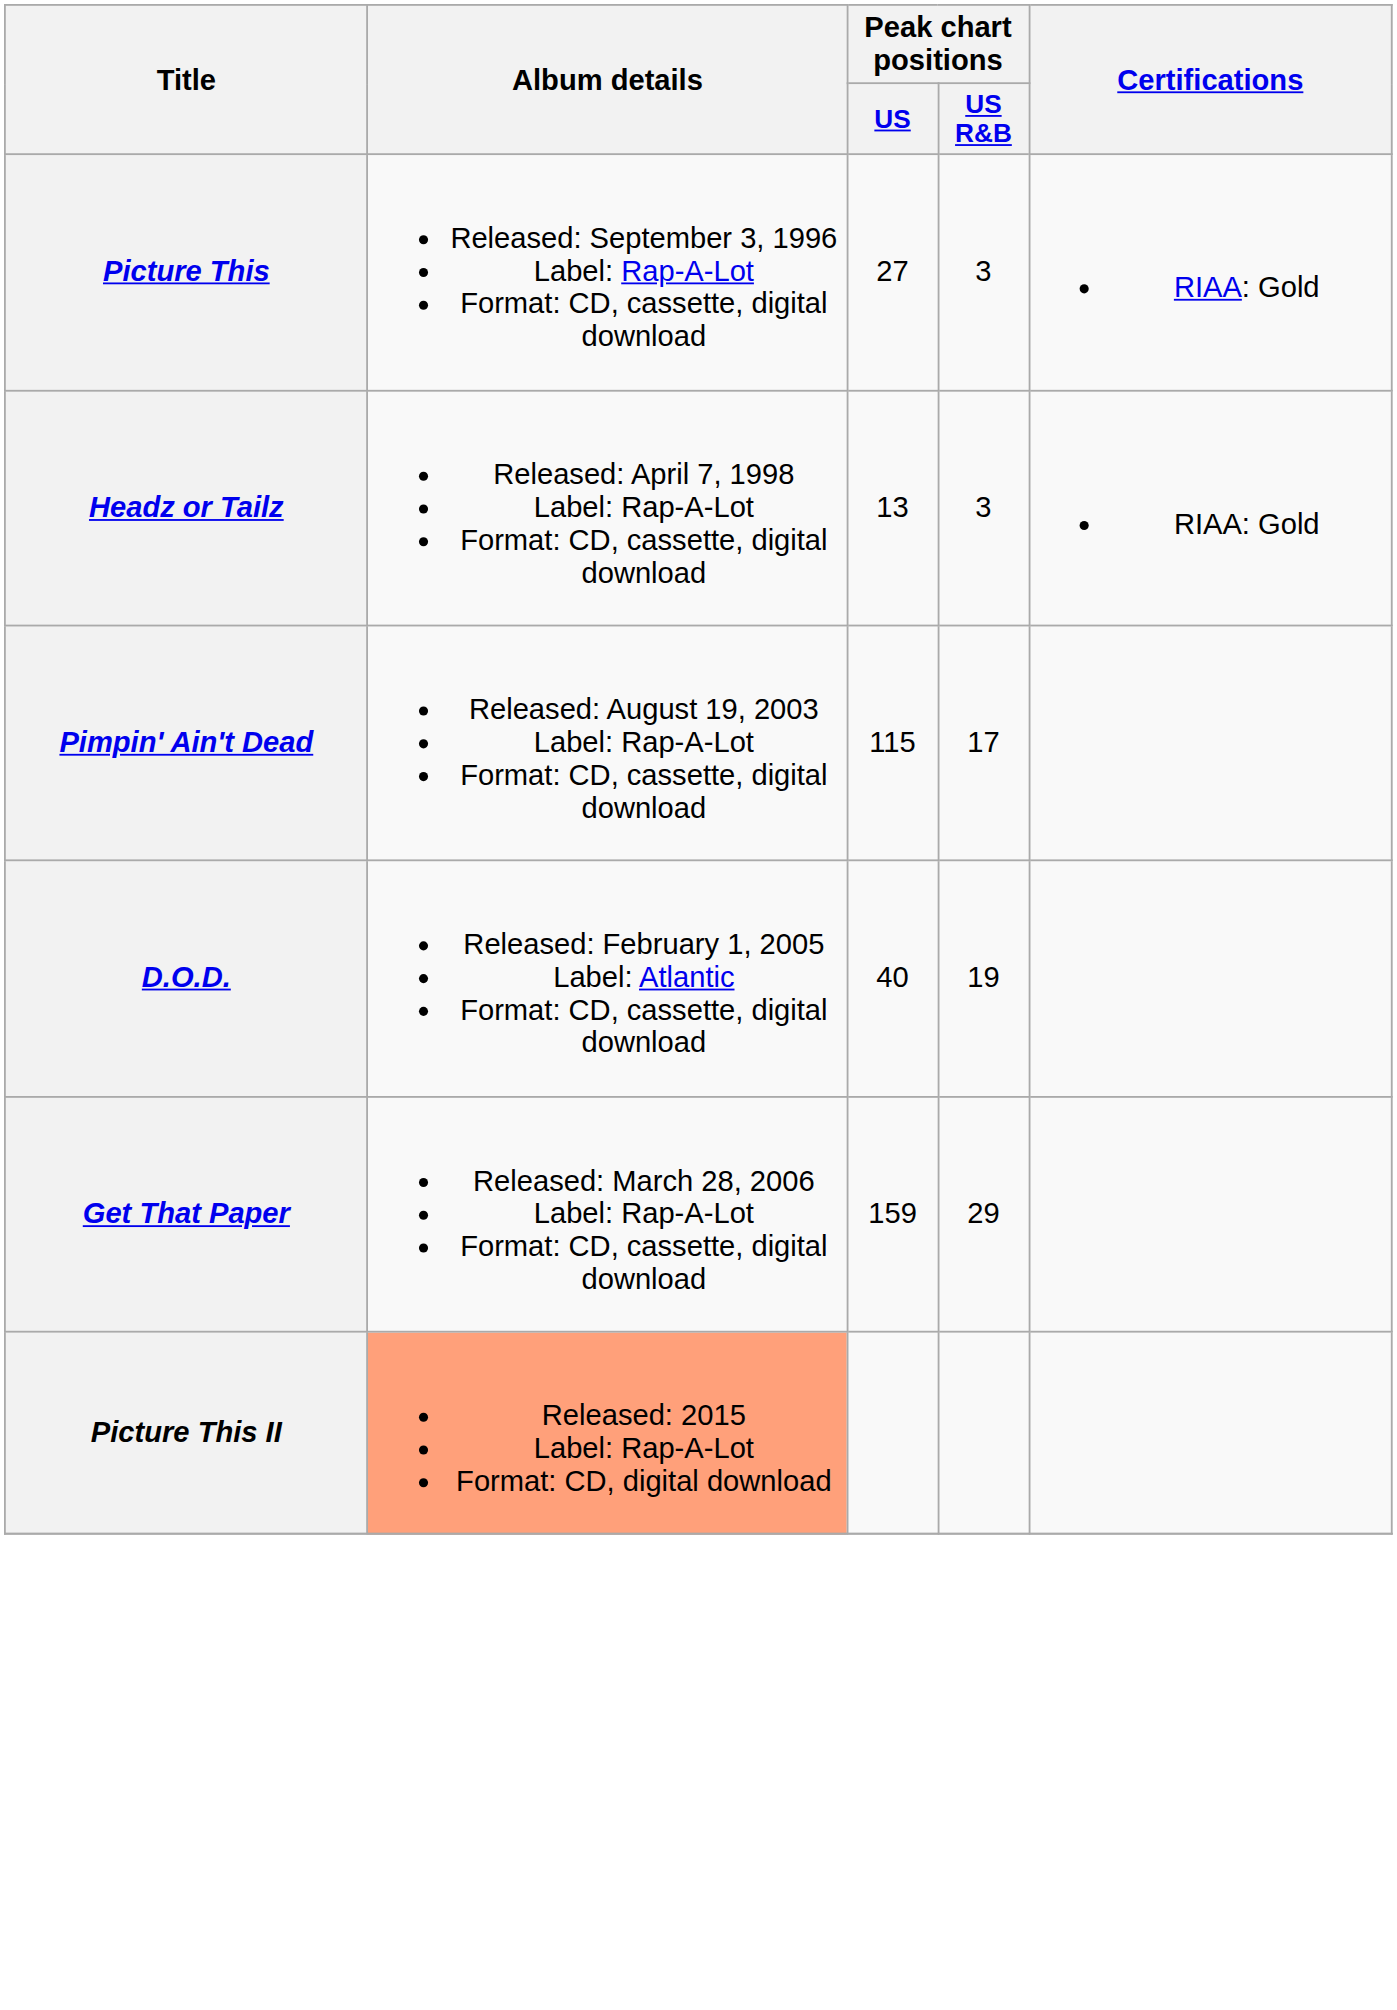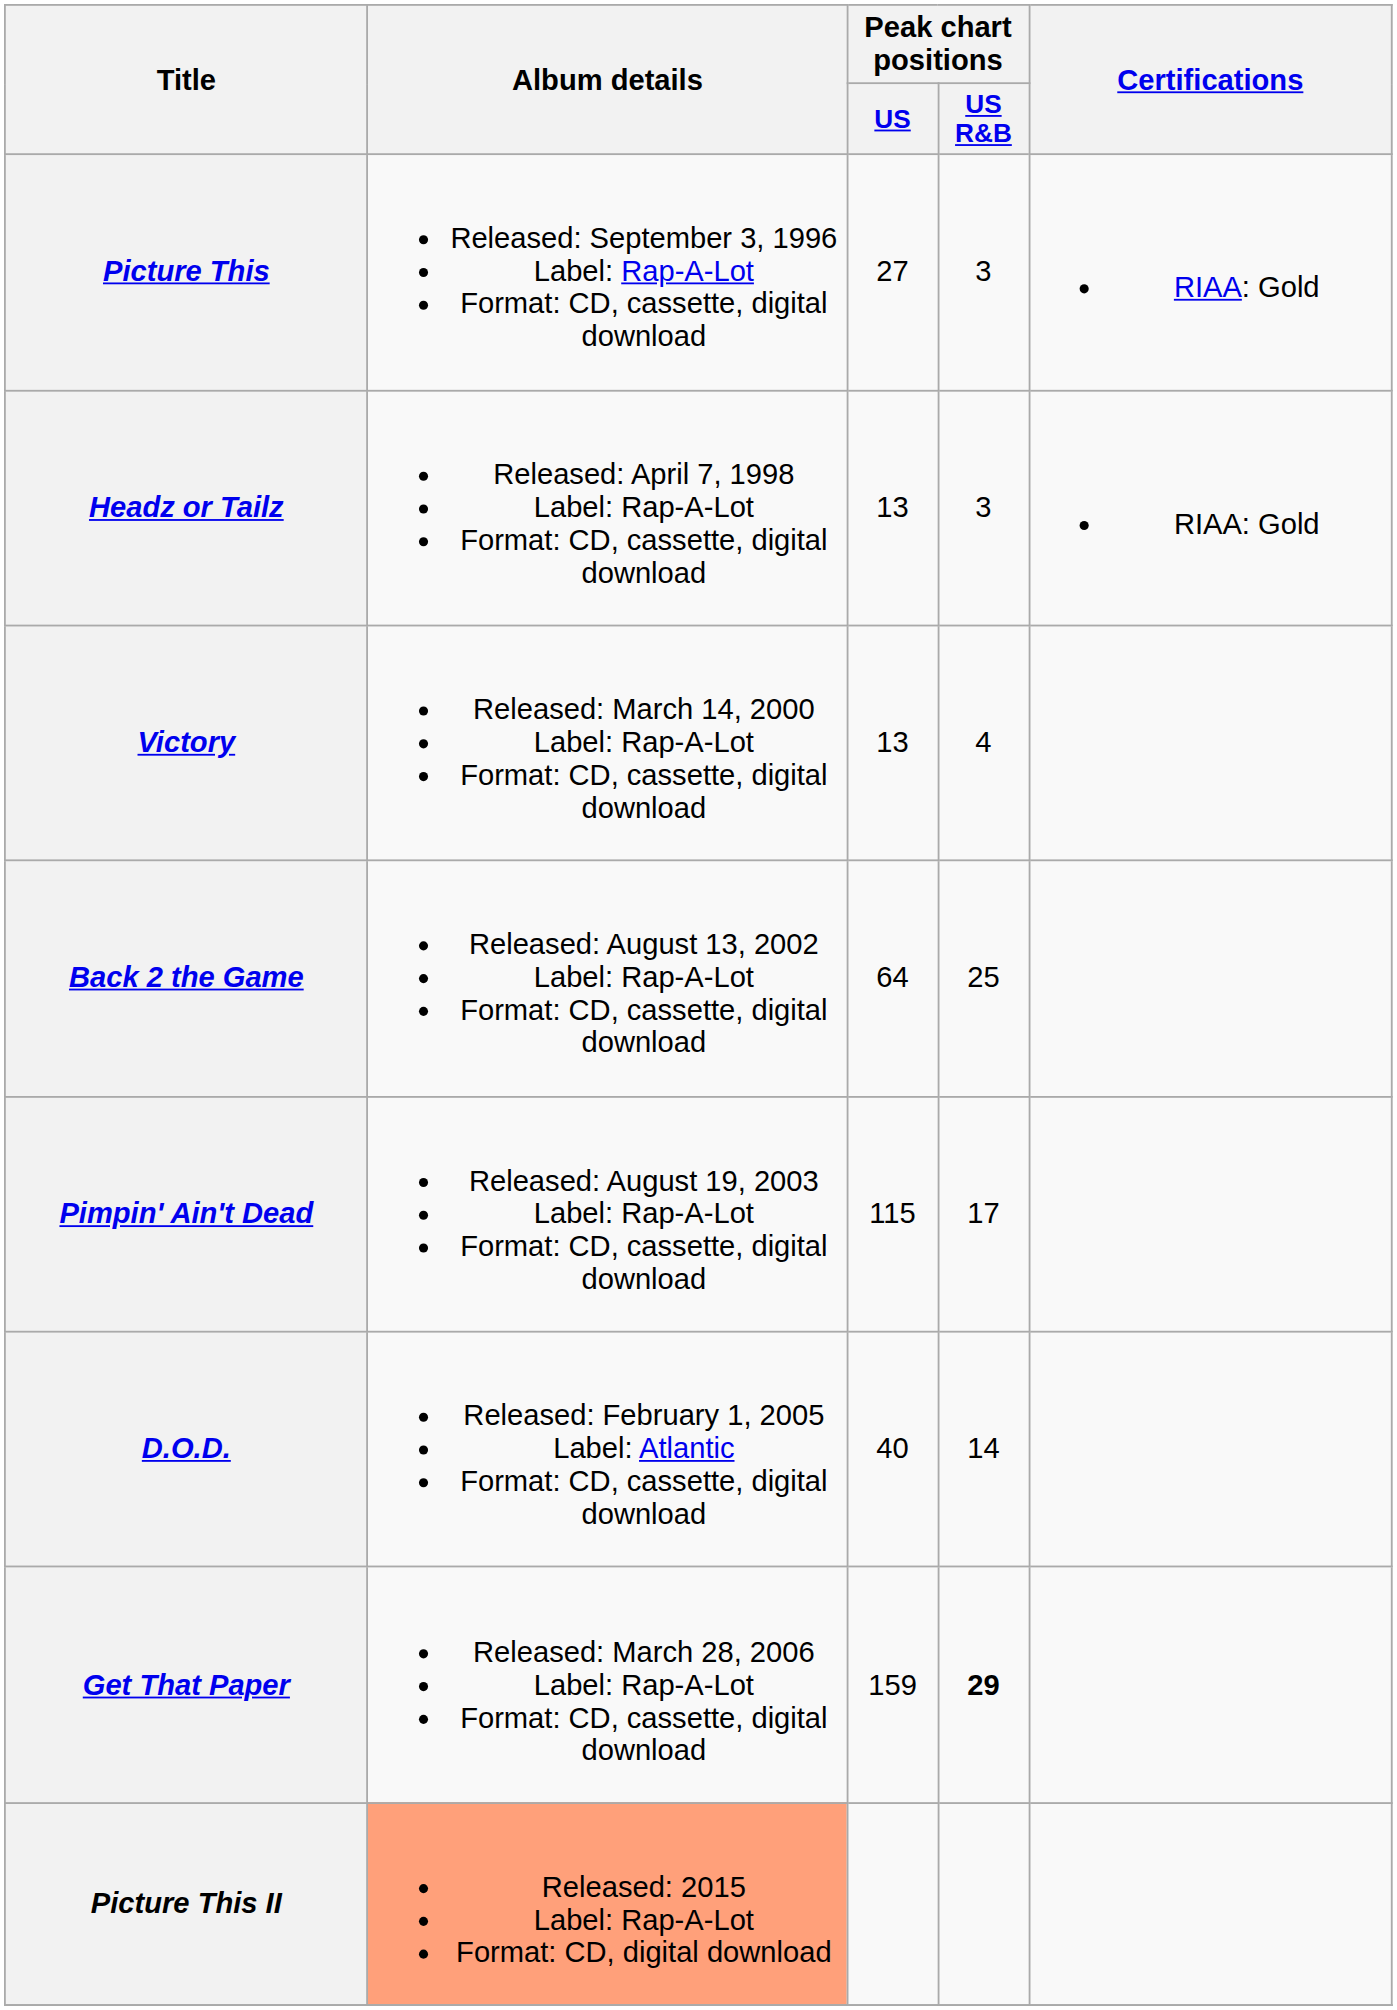+ row: (186, 742)
+ row: (186, 978)
(983, 978) 19 -> (983, 1449) 14
(983, 1213) normal -> (983, 1684) bold
